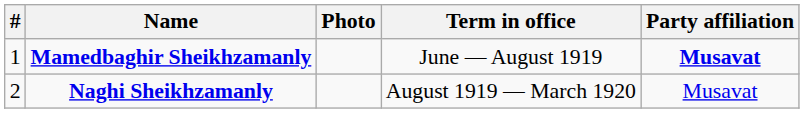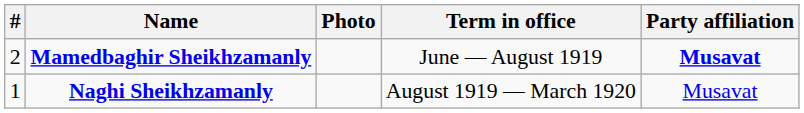(15, 56) 1 -> (15, 56) 2
(15, 90) 2 -> (15, 90) 1
